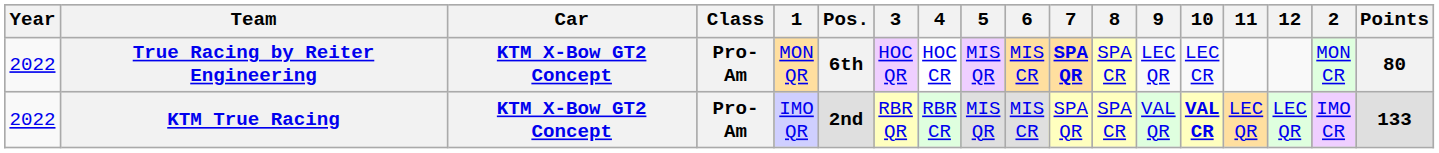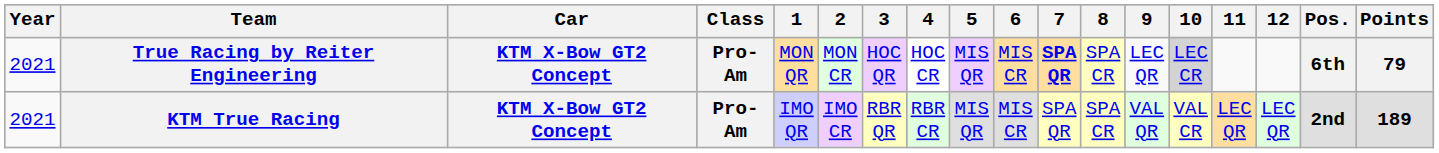columns swapped: (1334, 21) <-> (846, 21)
(32, 64) 2022 -> (32, 64) 2021
(1202, 64) no background -> (1191, 64) lightgrey background
(1395, 64) 80 -> (1395, 64) 79
(32, 120) 2022 -> (32, 120) 2021
(1202, 120) bold -> (1191, 120) normal
(1395, 120) 133 -> (1395, 120) 189
